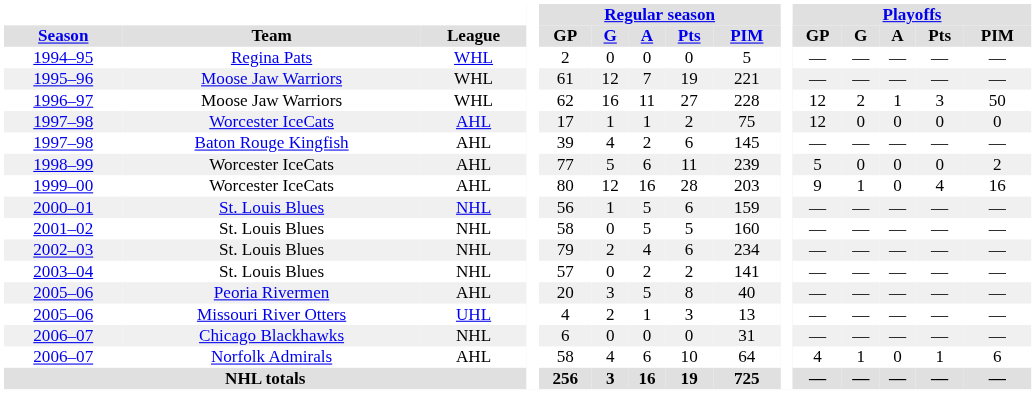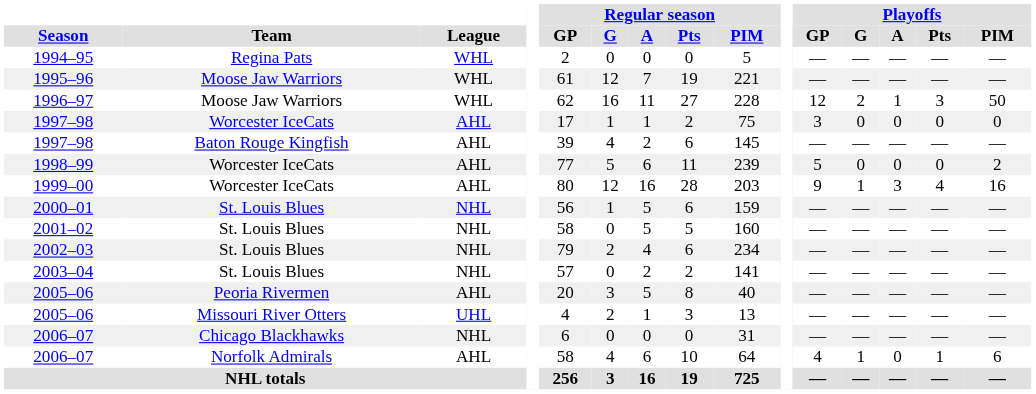(818, 121) 12 -> (818, 121) 3
(897, 185) 0 -> (897, 185) 3
